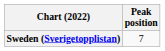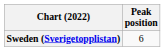(141, 38) 7 -> (141, 38) 6
